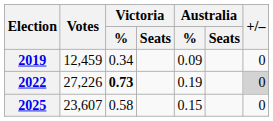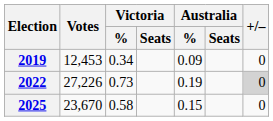(83, 60) 12,459 -> (83, 60) 12,453
(121, 82) bold -> (121, 82) normal
(83, 104) 23,607 -> (83, 104) 23,670
